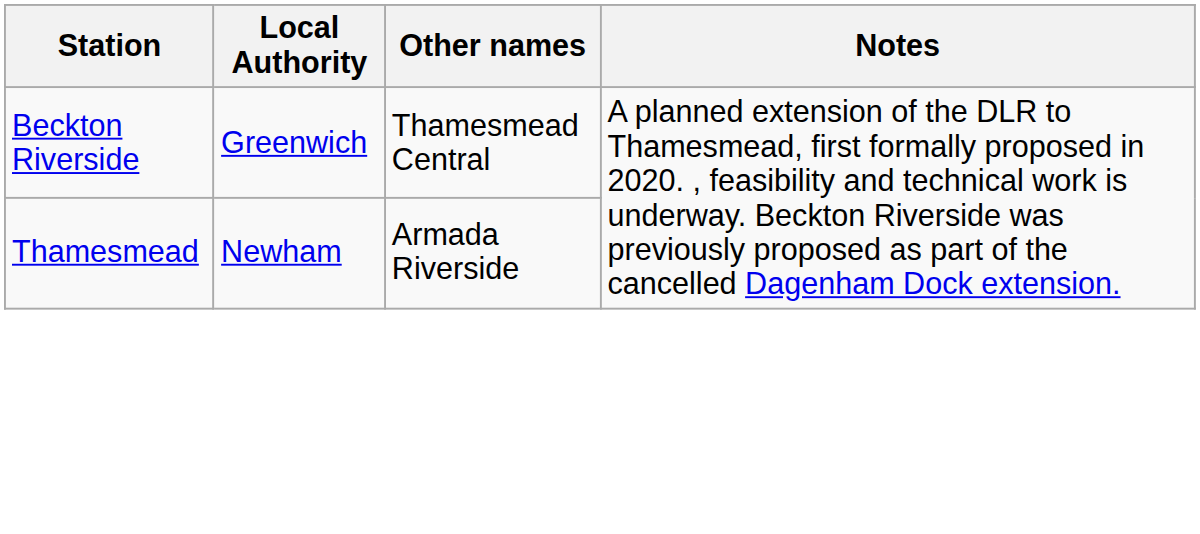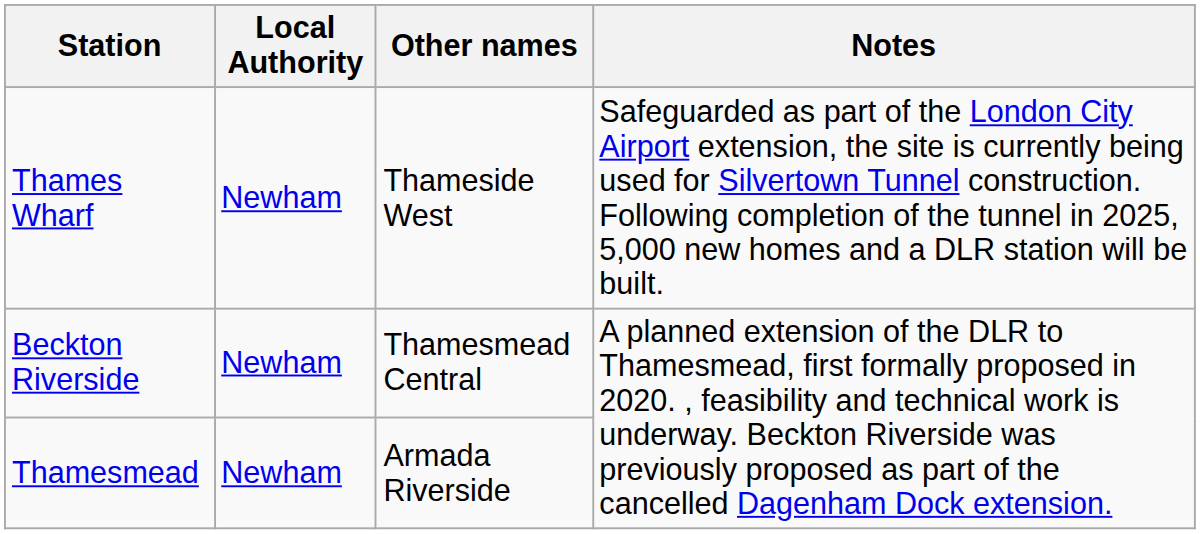+ row: (67, 197)
(294, 142) Greenwich -> (282, 362) Newham
